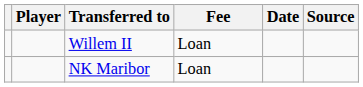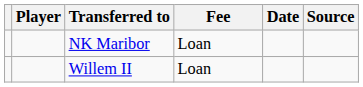rows swapped: (109, 69) <-> (100, 43)
